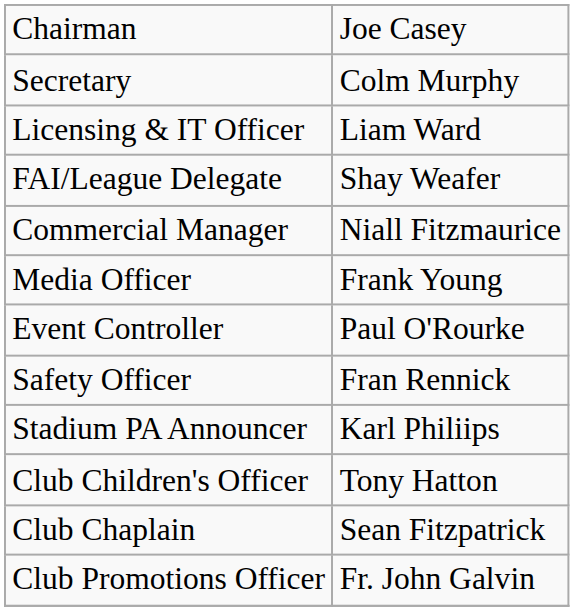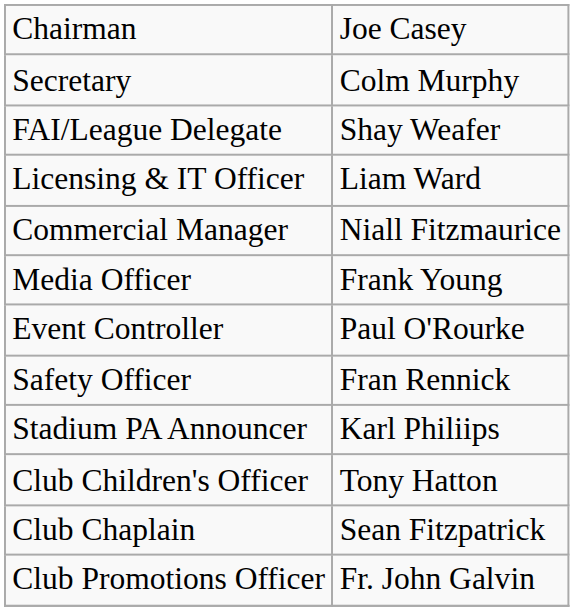rows swapped: (147, 179) <-> (158, 129)
